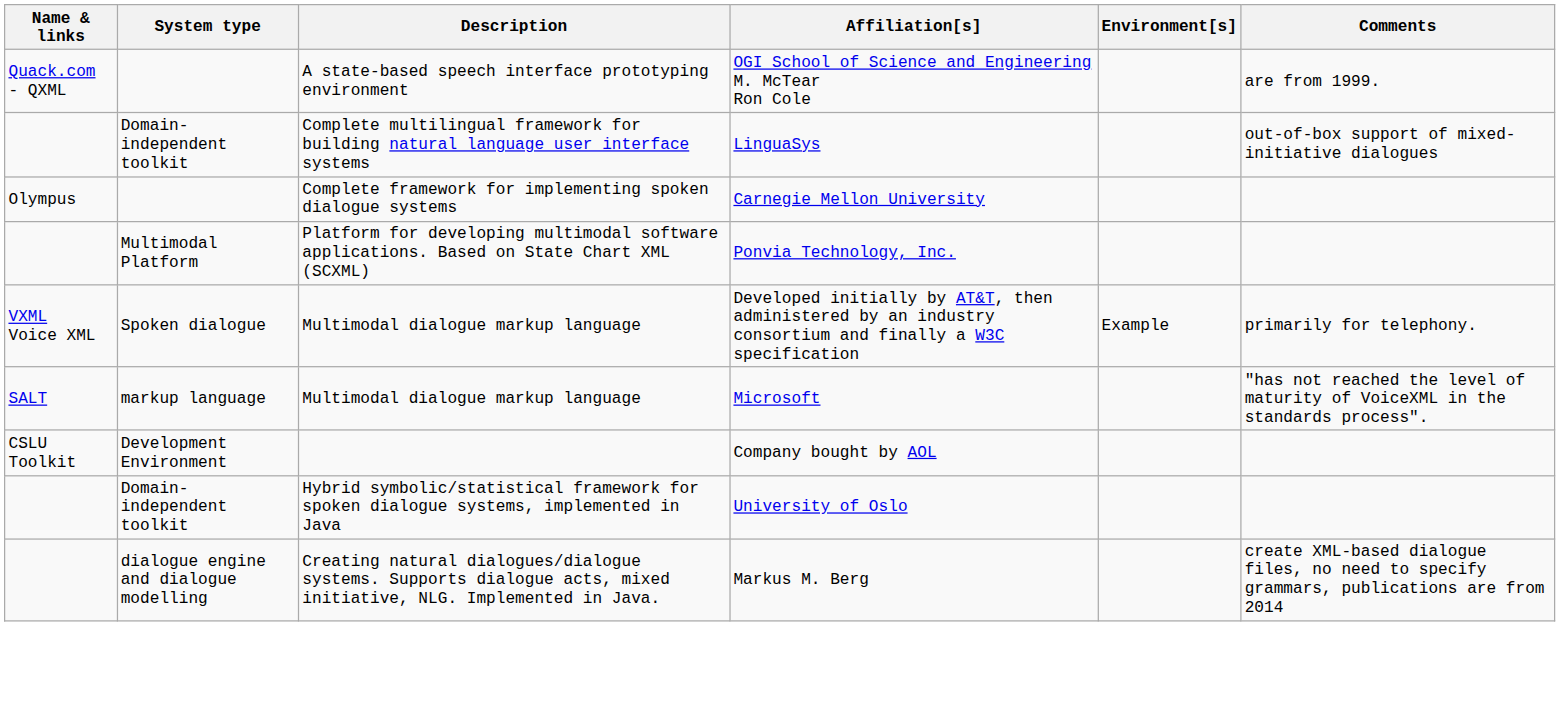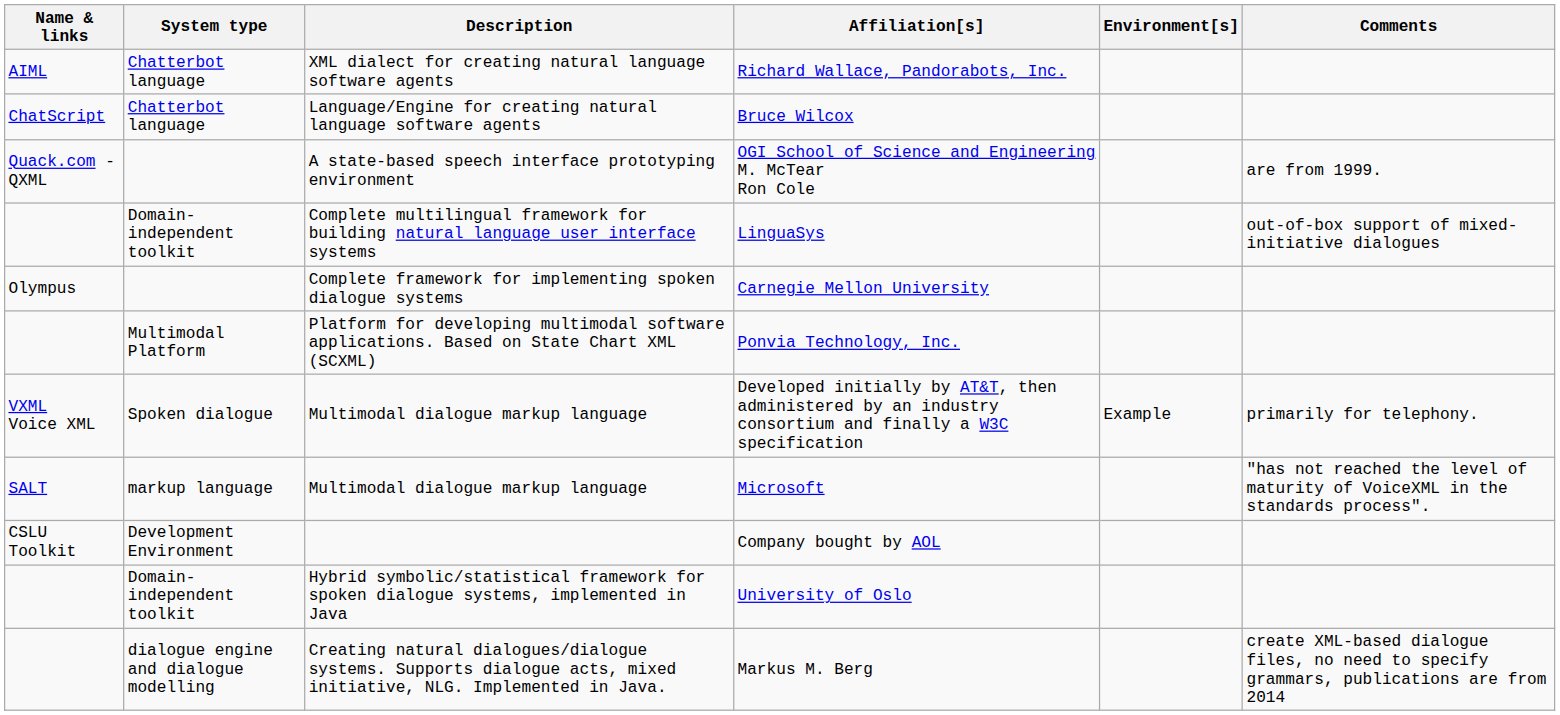+ row: (902, 72)
+ row: (796, 117)
